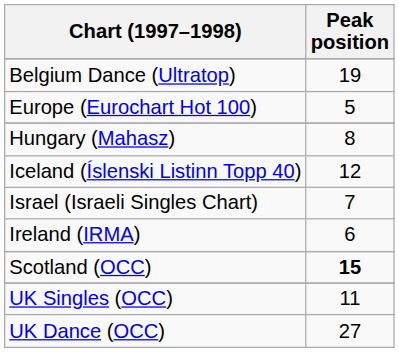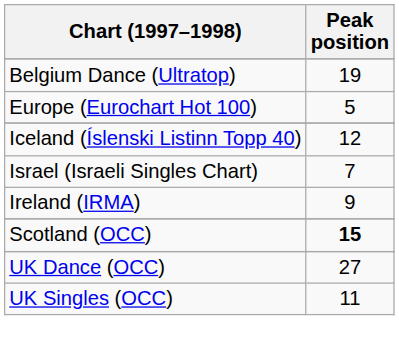- row: (92, 139)
(350, 235) 6 -> (350, 203) 9
rows swapped: (91, 298) <-> (87, 330)
